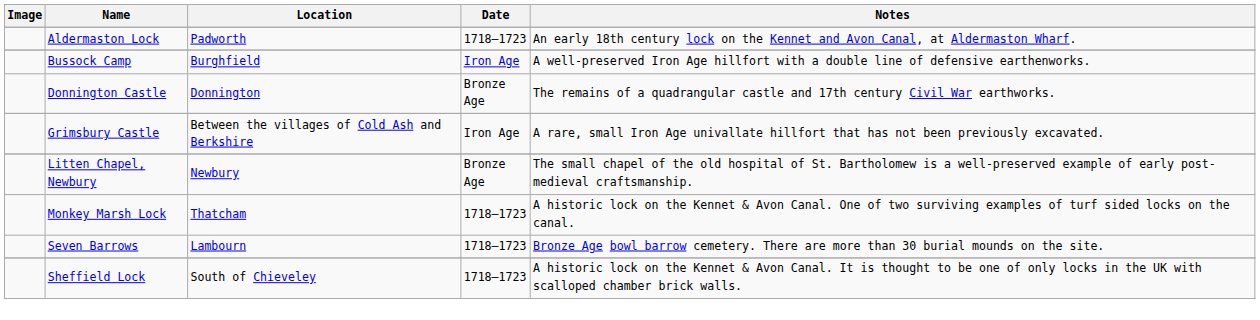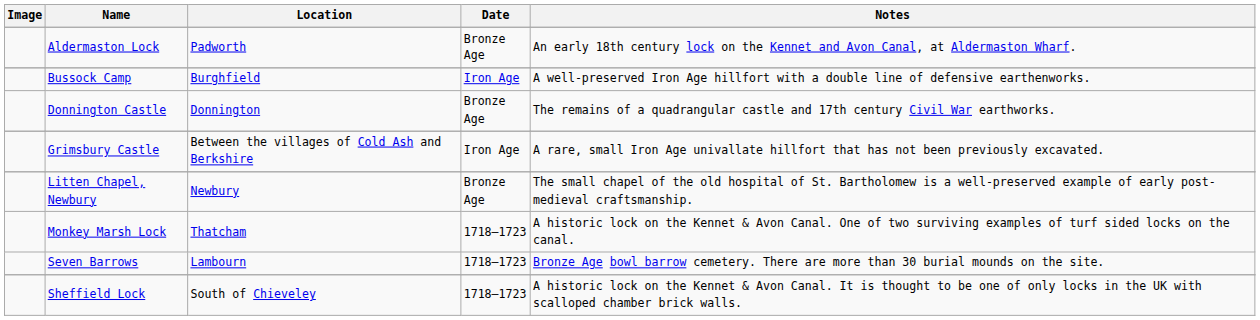(495, 38) 1718–1723 -> (485, 47) Bronze Age
